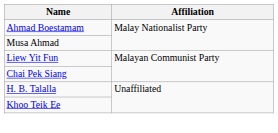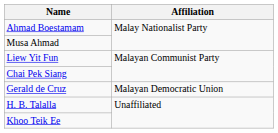+ row: (36, 89)
